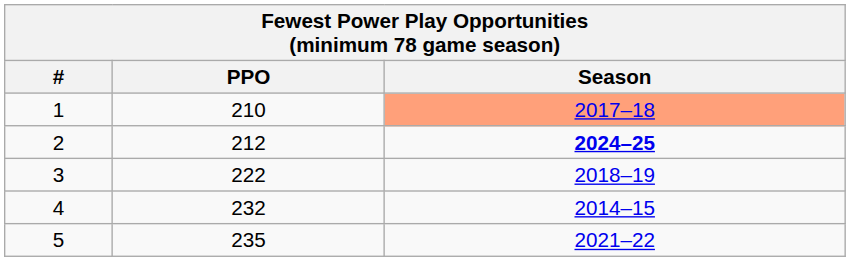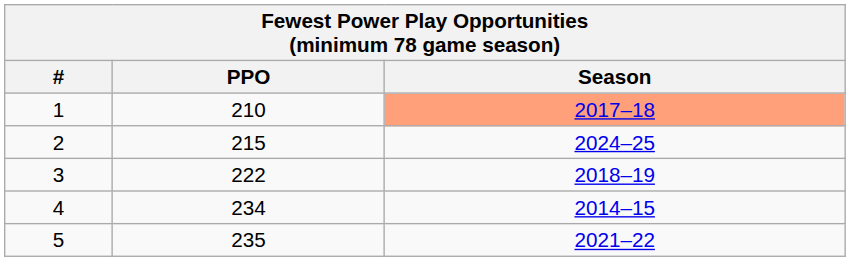(249, 143) 212 -> (249, 143) 215
(615, 143) bold -> (615, 143) normal
(249, 208) 232 -> (249, 208) 234
